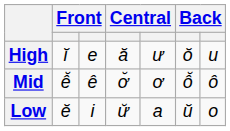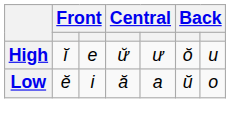(123, 54) ă -> (123, 54) ư̆
- row: (28, 83)
(123, 111) ư̆ -> (123, 83) ă
